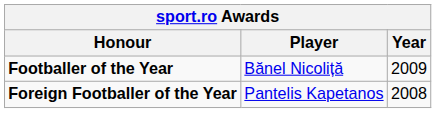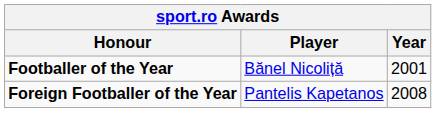(409, 68) 2009 -> (409, 68) 2001
